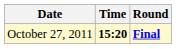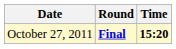columns swapped: (113, 14) <-> (151, 14)
